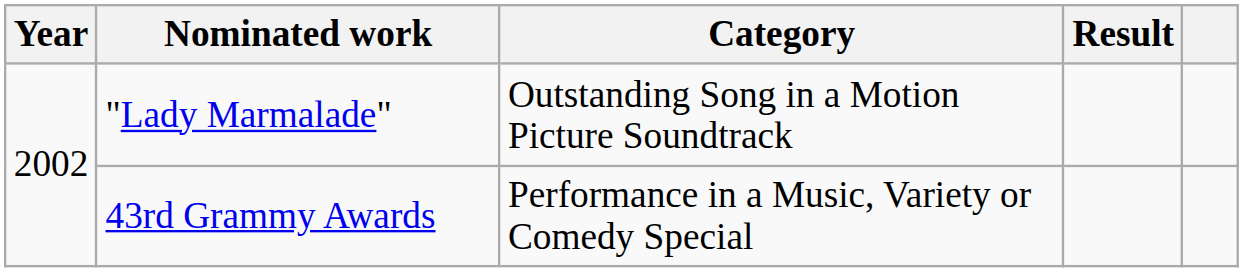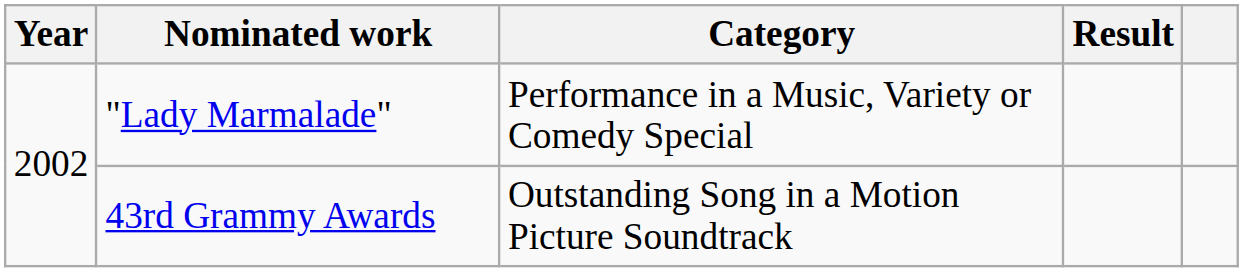(734, 114) Outstanding Song in a Motion Picture Soundtrack -> (770, 114) Performance in a Music, Variety or Comedy Special
(770, 215) Performance in a Music, Variety or Comedy Special -> (734, 215) Outstanding Song in a Motion Picture Soundtrack
